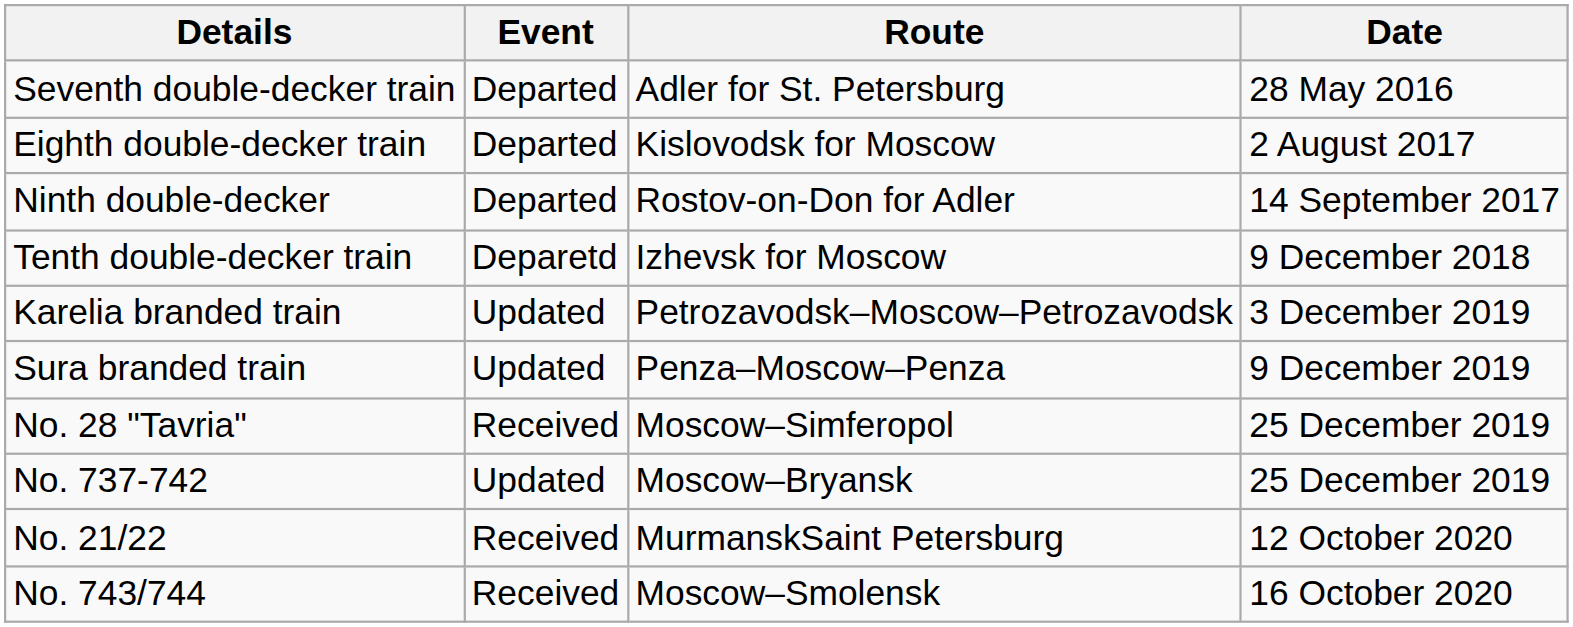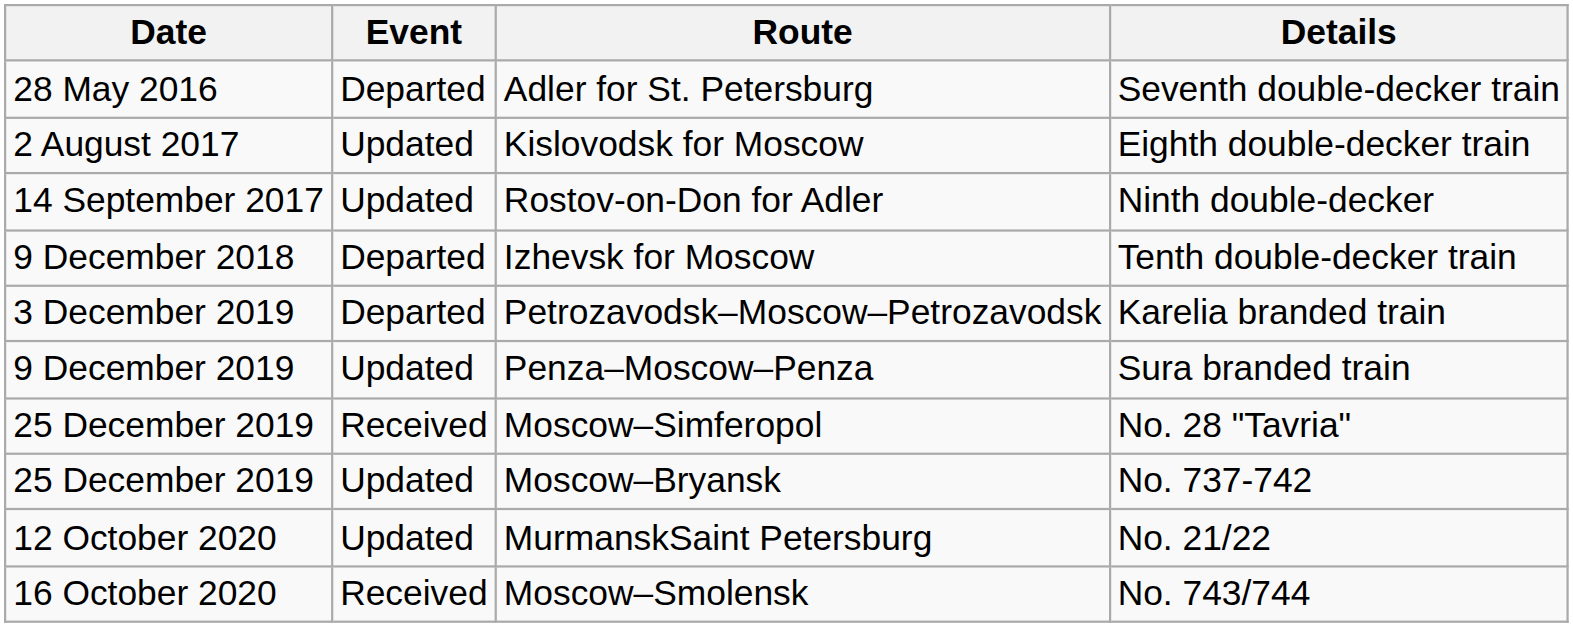columns swapped: (1405, 32) <-> (234, 32)
(545, 144) Departed -> (407, 144) Updated
(545, 200) Departed -> (407, 200) Updated
(545, 256) Deparetd -> (413, 256) Departed
(539, 312) Updated -> (413, 312) Departed
(546, 537) Received -> (407, 537) Updated
